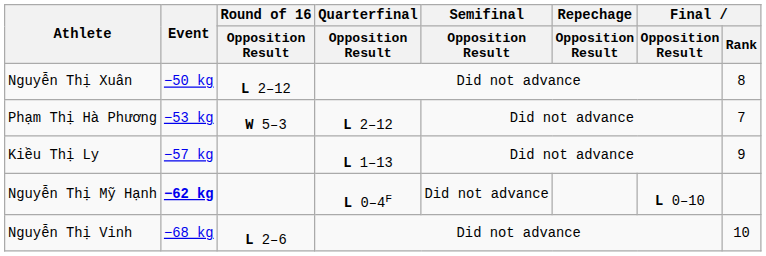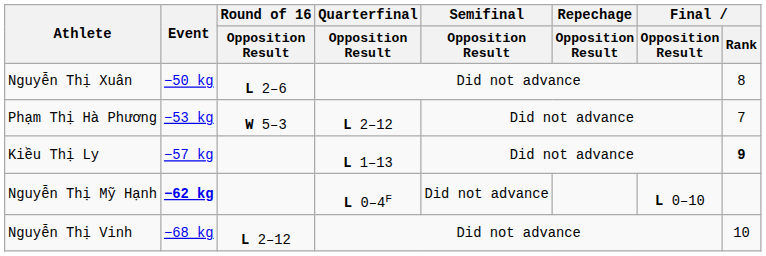(266, 89) L 2–12 -> (266, 89) L 2–6
(741, 155) normal -> (741, 155) bold
(266, 240) L 2–6 -> (266, 240) L 2–12
